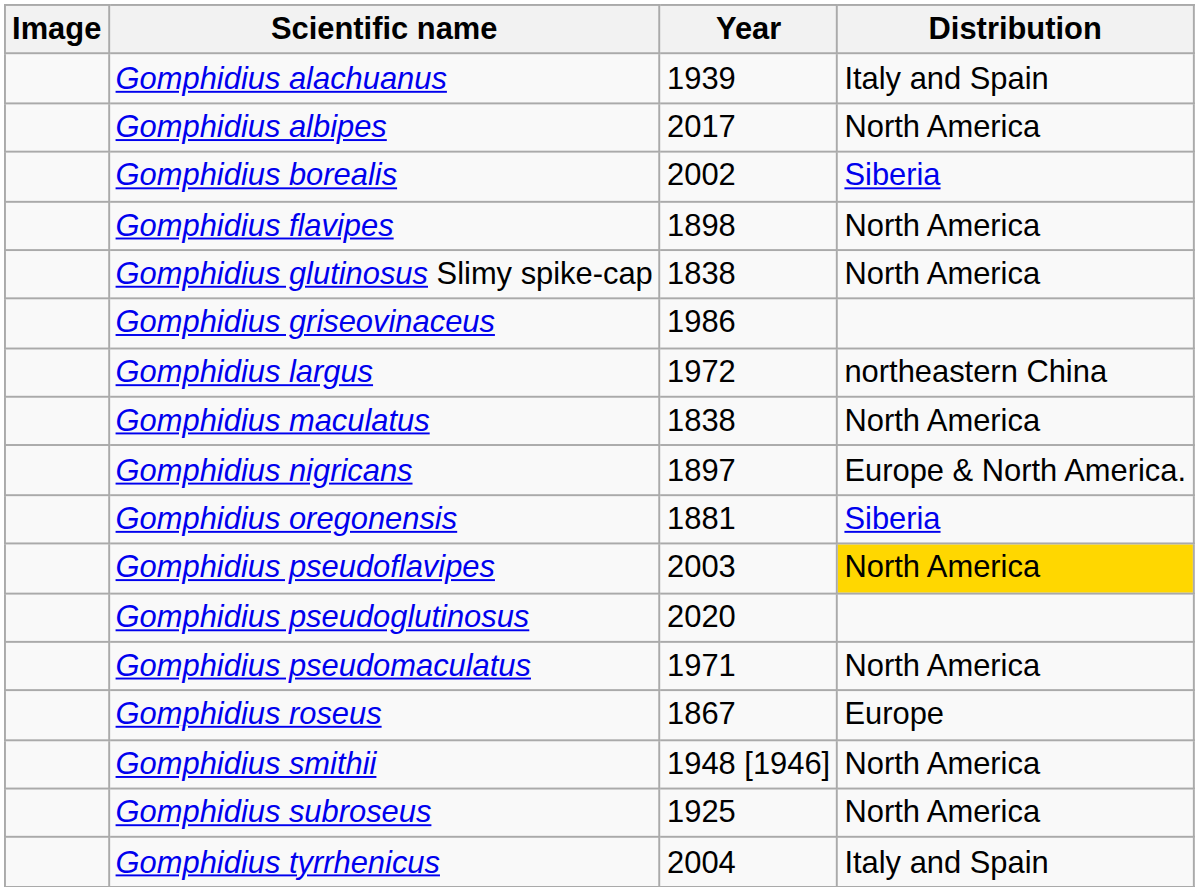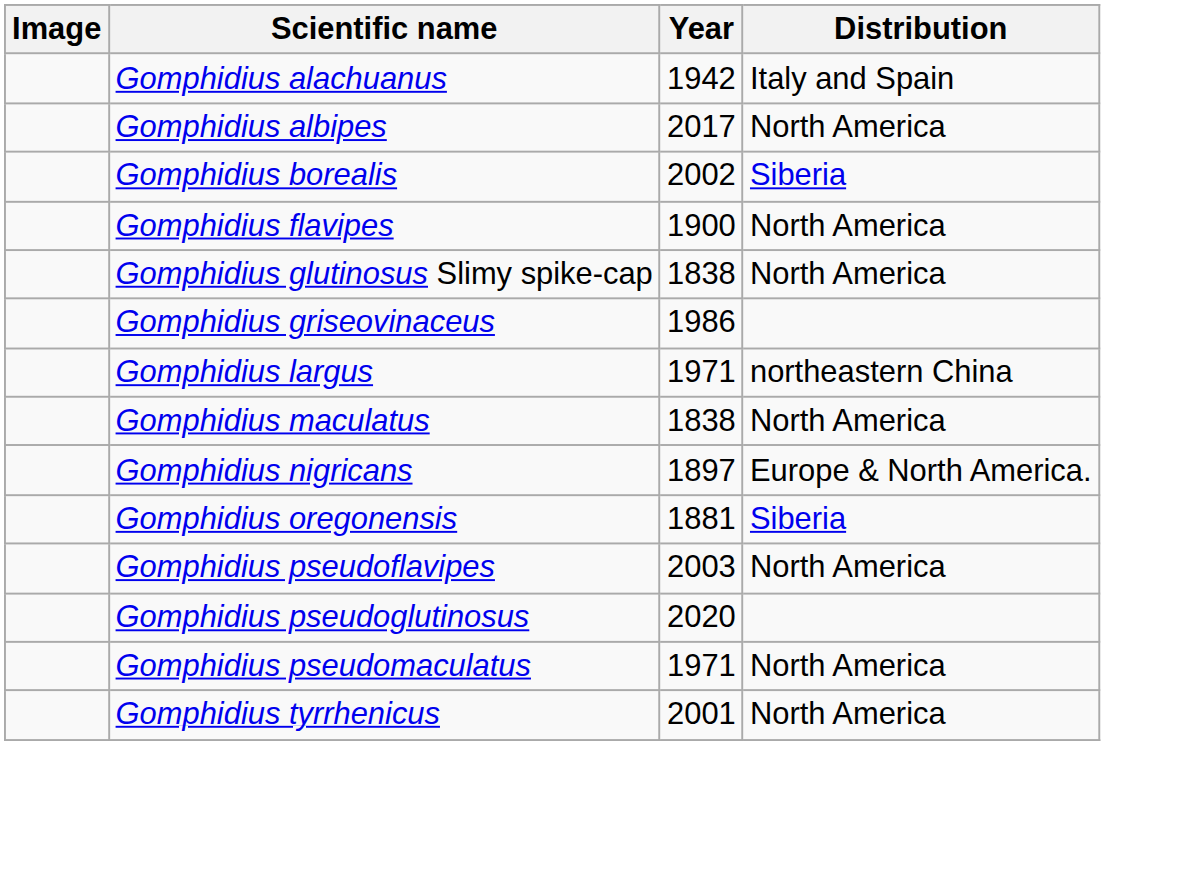(701, 77) 1939 -> (701, 77) 1942
(701, 224) 1898 -> (701, 224) 1900
(701, 371) 1972 -> (701, 371) 1971
(942, 567) gold background -> (848, 567) no background
- row: (249, 714)
- row: (246, 763)
- row: (273, 812)
(701, 861) 2004 -> (701, 714) 2001
(947, 861) Italy and Spain -> (848, 714) North America
